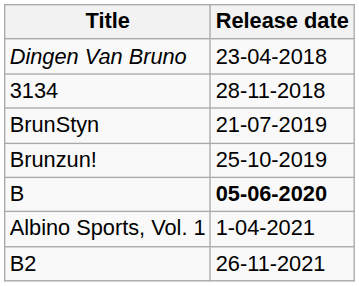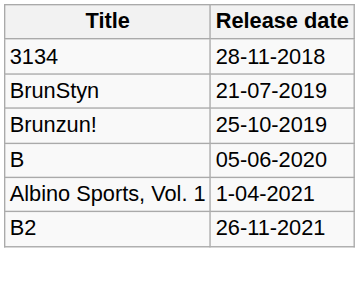- row: (98, 56)
(271, 194) bold -> (271, 159) normal
